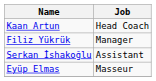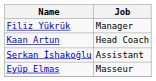rows swapped: (38, 40) <-> (33, 26)
